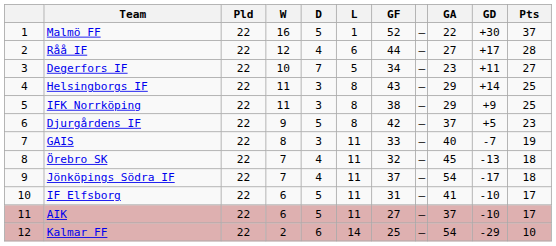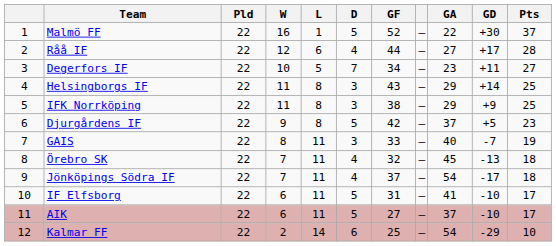columns swapped: (319, 14) <-> (354, 14)
